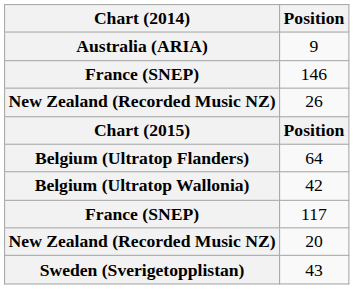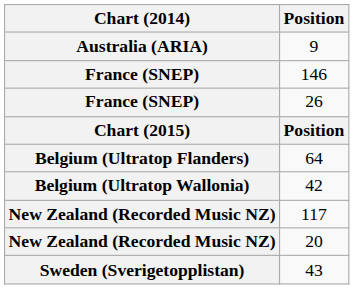(142, 102) New Zealand (Recorded Music NZ) -> (142, 102) France (SNEP)
(142, 213) France (SNEP) -> (142, 213) New Zealand (Recorded Music NZ)
